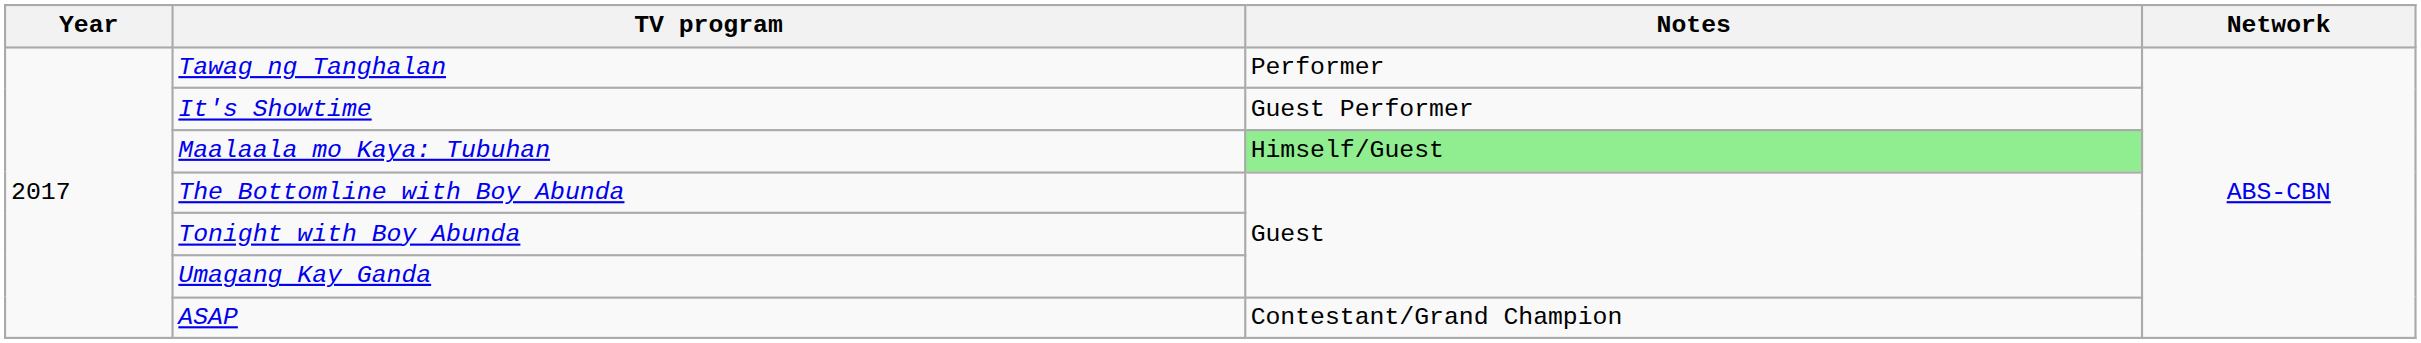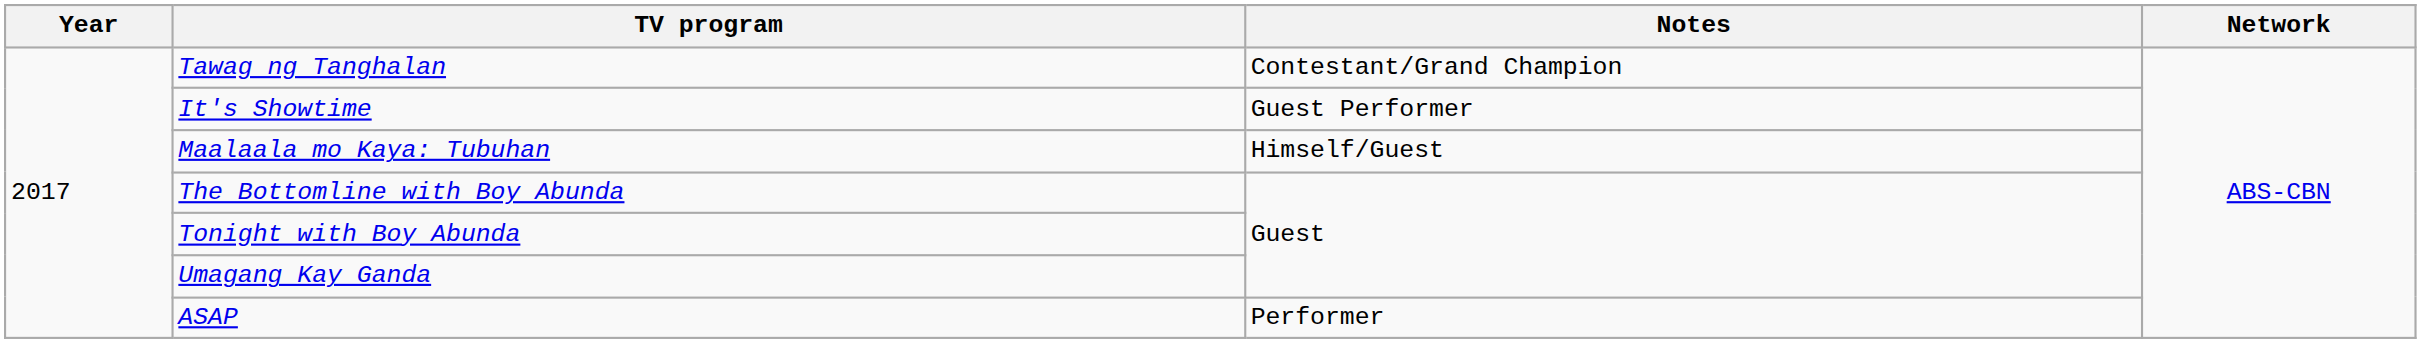(1318, 67) Performer -> (1436, 67) Contestant/Grand Champion
(1347, 151) lightgreen background -> (1347, 151) no background
(1436, 317) Contestant/Grand Champion -> (1318, 317) Performer
